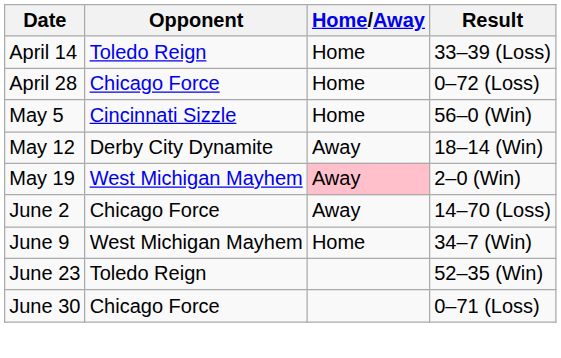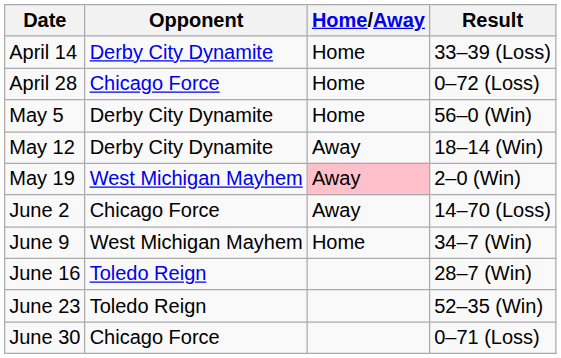(148, 52) Toledo Reign -> (181, 52) Derby City Dynamite
(163, 115) Cincinnati Sizzle -> (181, 115) Derby City Dynamite
+ row: (45, 274)
